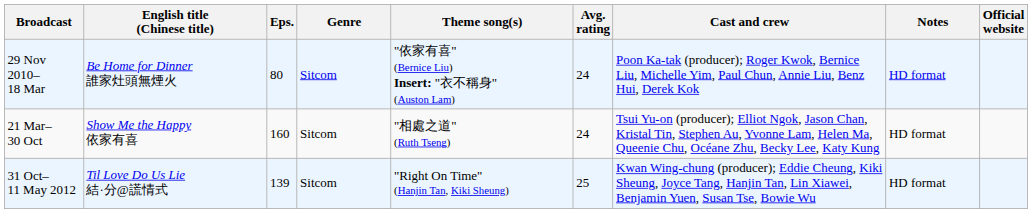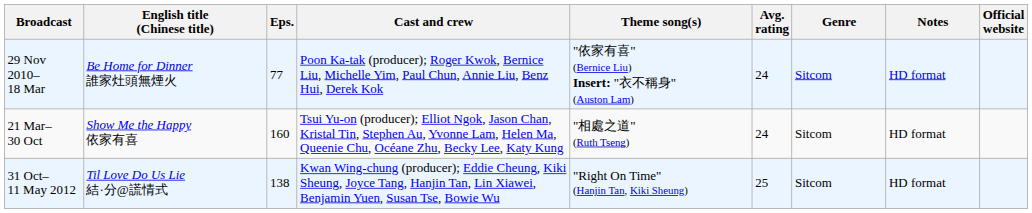columns swapped: (750, 22) <-> (344, 22)
(276, 74) 80 -> (276, 74) 77
(280, 183) 139 -> (280, 183) 138
